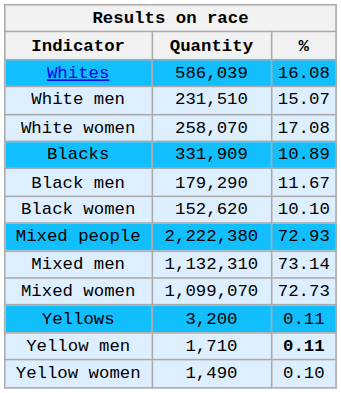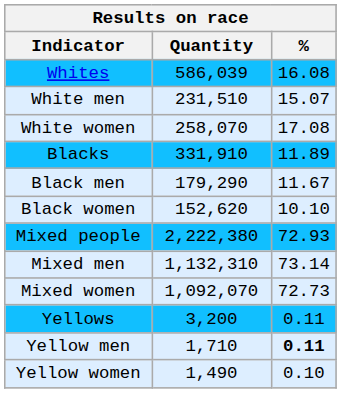(211, 155) 331,909 -> (211, 155) 331,910
(304, 155) 10.89 -> (304, 155) 11.89
(211, 292) 1,099,070 -> (211, 292) 1,092,070
